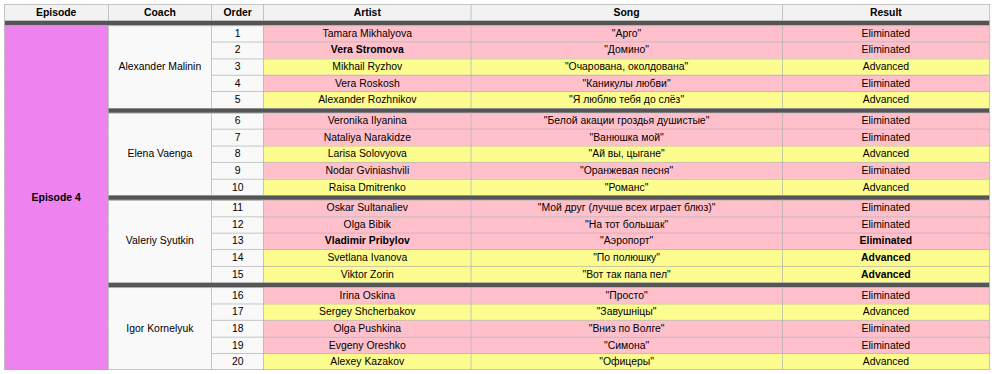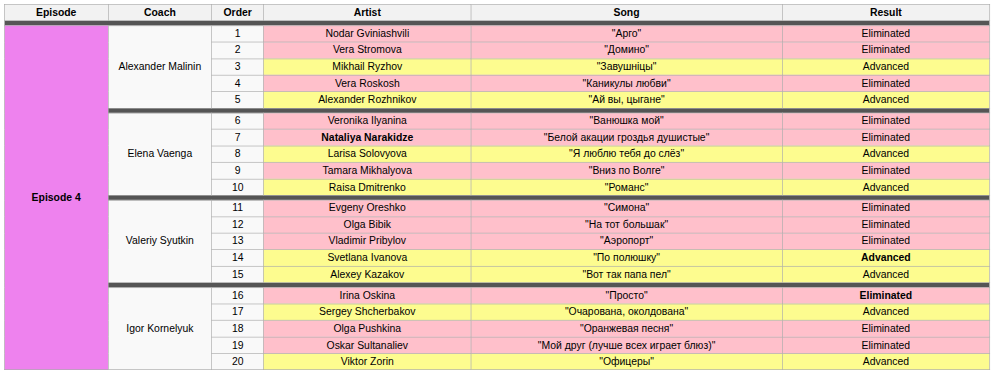(367, 34) Tamara Mikhalyova -> (367, 34) Nodar Gviniashvili
(367, 50) bold -> (367, 50) normal
(627, 67) "Очарована, околдована" -> (627, 67) "Завушнiцы"
(627, 100) "Я люблю тебя до слёз" -> (627, 100) "Ай вы, цыгане"
(627, 121) "Белой акации гроздья душистые" -> (627, 121) "Ванюшка мой"
(367, 137) normal -> (367, 137) bold
(627, 137) "Ванюшка мой" -> (627, 137) "Белой акации гроздья душистые"
(627, 154) "Ай вы, цыгане" -> (627, 154) "Я люблю тебя до слёз"
(367, 170) Nodar Gviniashvili -> (367, 170) Tamara Mikhalyova
(627, 170) "Оранжевая песня" -> (627, 170) "Вниз по Волге"
(367, 208) Oskar Sultanaliev -> (367, 208) Evgeny Oreshko
(627, 208) "Мой друг (лучше всех играет блюз)" -> (627, 208) "Симона"
(367, 241) bold -> (367, 241) normal
(886, 241) bold -> (886, 241) normal
(367, 274) Viktor Zorin -> (367, 274) Alexey Kazakov
(886, 274) bold -> (886, 274) normal
(886, 295) normal -> (886, 295) bold
(627, 312) "Завушнiцы" -> (627, 312) "Очарована, околдована"
(627, 328) "Вниз по Волге" -> (627, 328) "Оранжевая песня"
(367, 345) Evgeny Oreshko -> (367, 345) Oskar Sultanaliev
(627, 345) "Симона" -> (627, 345) "Мой друг (лучше всех играет блюз)"
(367, 361) Alexey Kazakov -> (367, 361) Viktor Zorin
